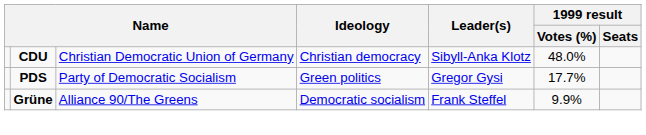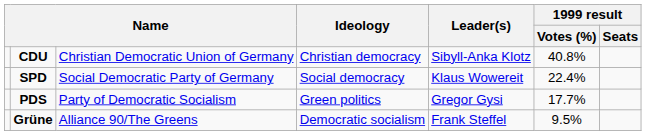(567, 57) 48.0% -> (567, 57) 40.8%
+ row: (33, 78)
(567, 99) 9.9% -> (567, 120) 9.5%
